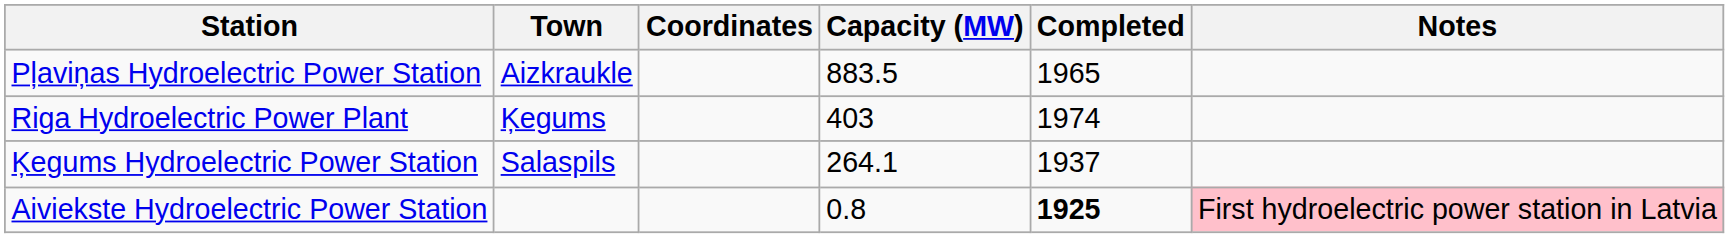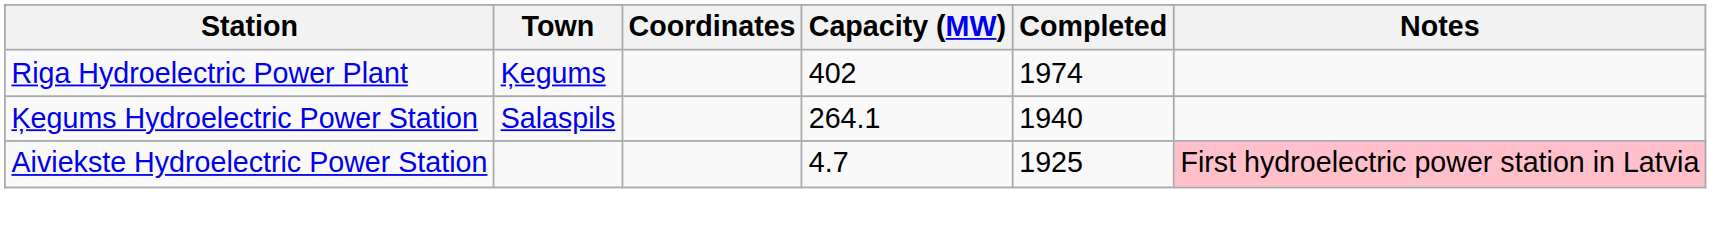- row: (246, 72)
(850, 118) 403 -> (833, 72) 402
(1069, 163) 1937 -> (1051, 118) 1940
(846, 208) 0.8 -> (829, 163) 4.7
(1069, 208) bold -> (1051, 163) normal
